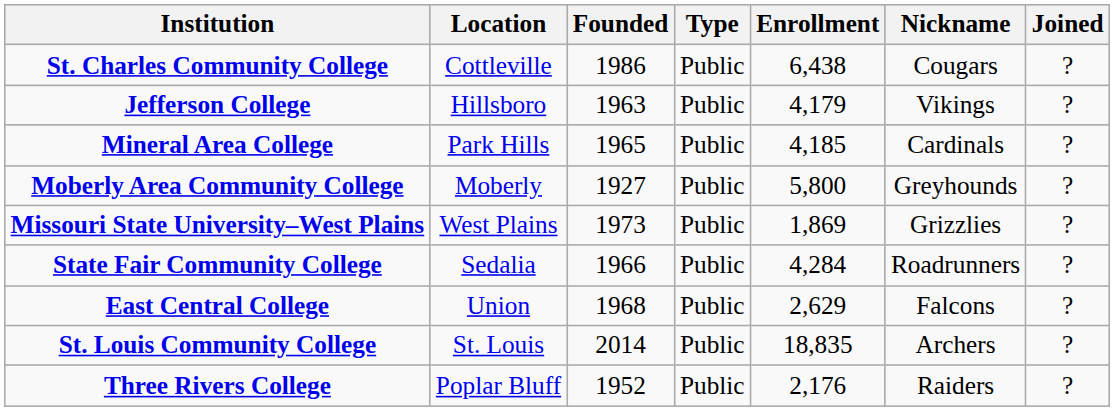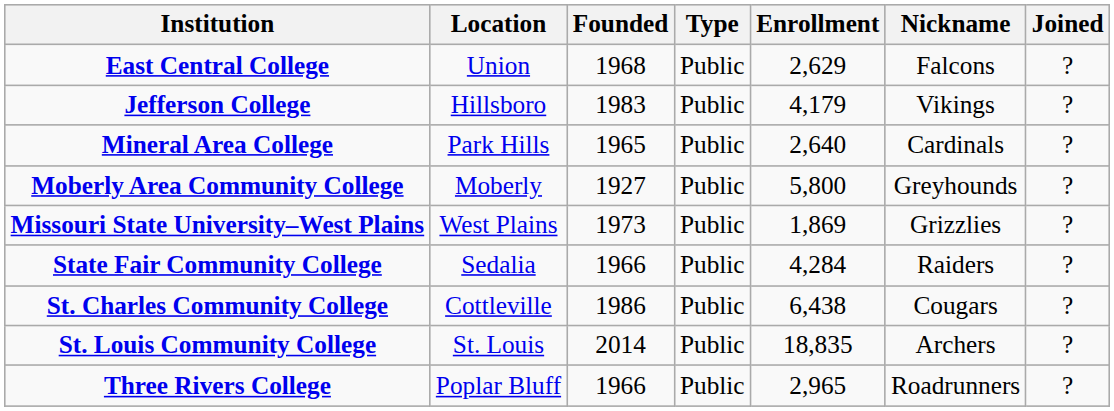rows swapped: (217, 305) <-> (217, 64)
(621, 104) 1963 -> (621, 104) 1983
(818, 144) 4,185 -> (818, 144) 2,640
(956, 265) Roadrunners -> (956, 265) Raiders
(621, 385) 1952 -> (621, 385) 1966
(818, 385) 2,176 -> (818, 385) 2,965
(956, 385) Raiders -> (956, 385) Roadrunners
